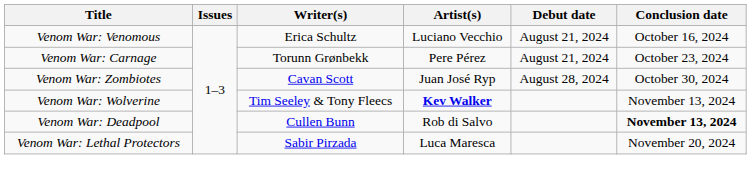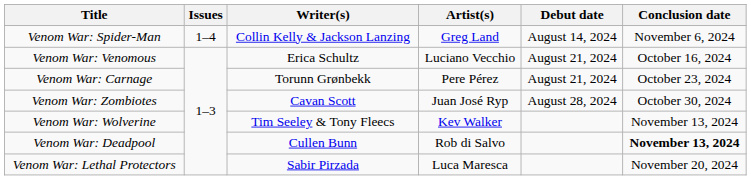+ row: (94, 36)
(457, 100) bold -> (470, 121) normal
